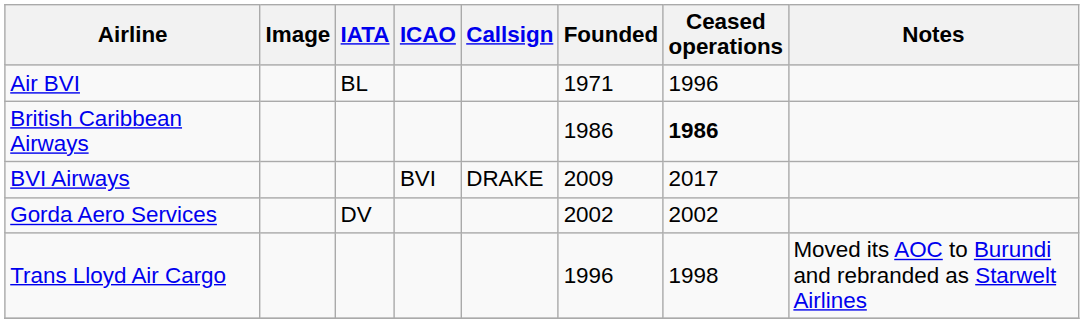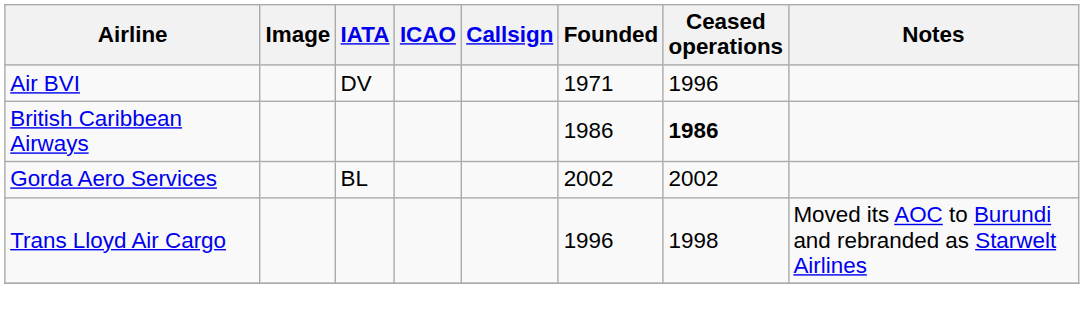(354, 82) BL -> (356, 82) DV
- row: (70, 179)
(356, 214) DV -> (354, 179) BL
